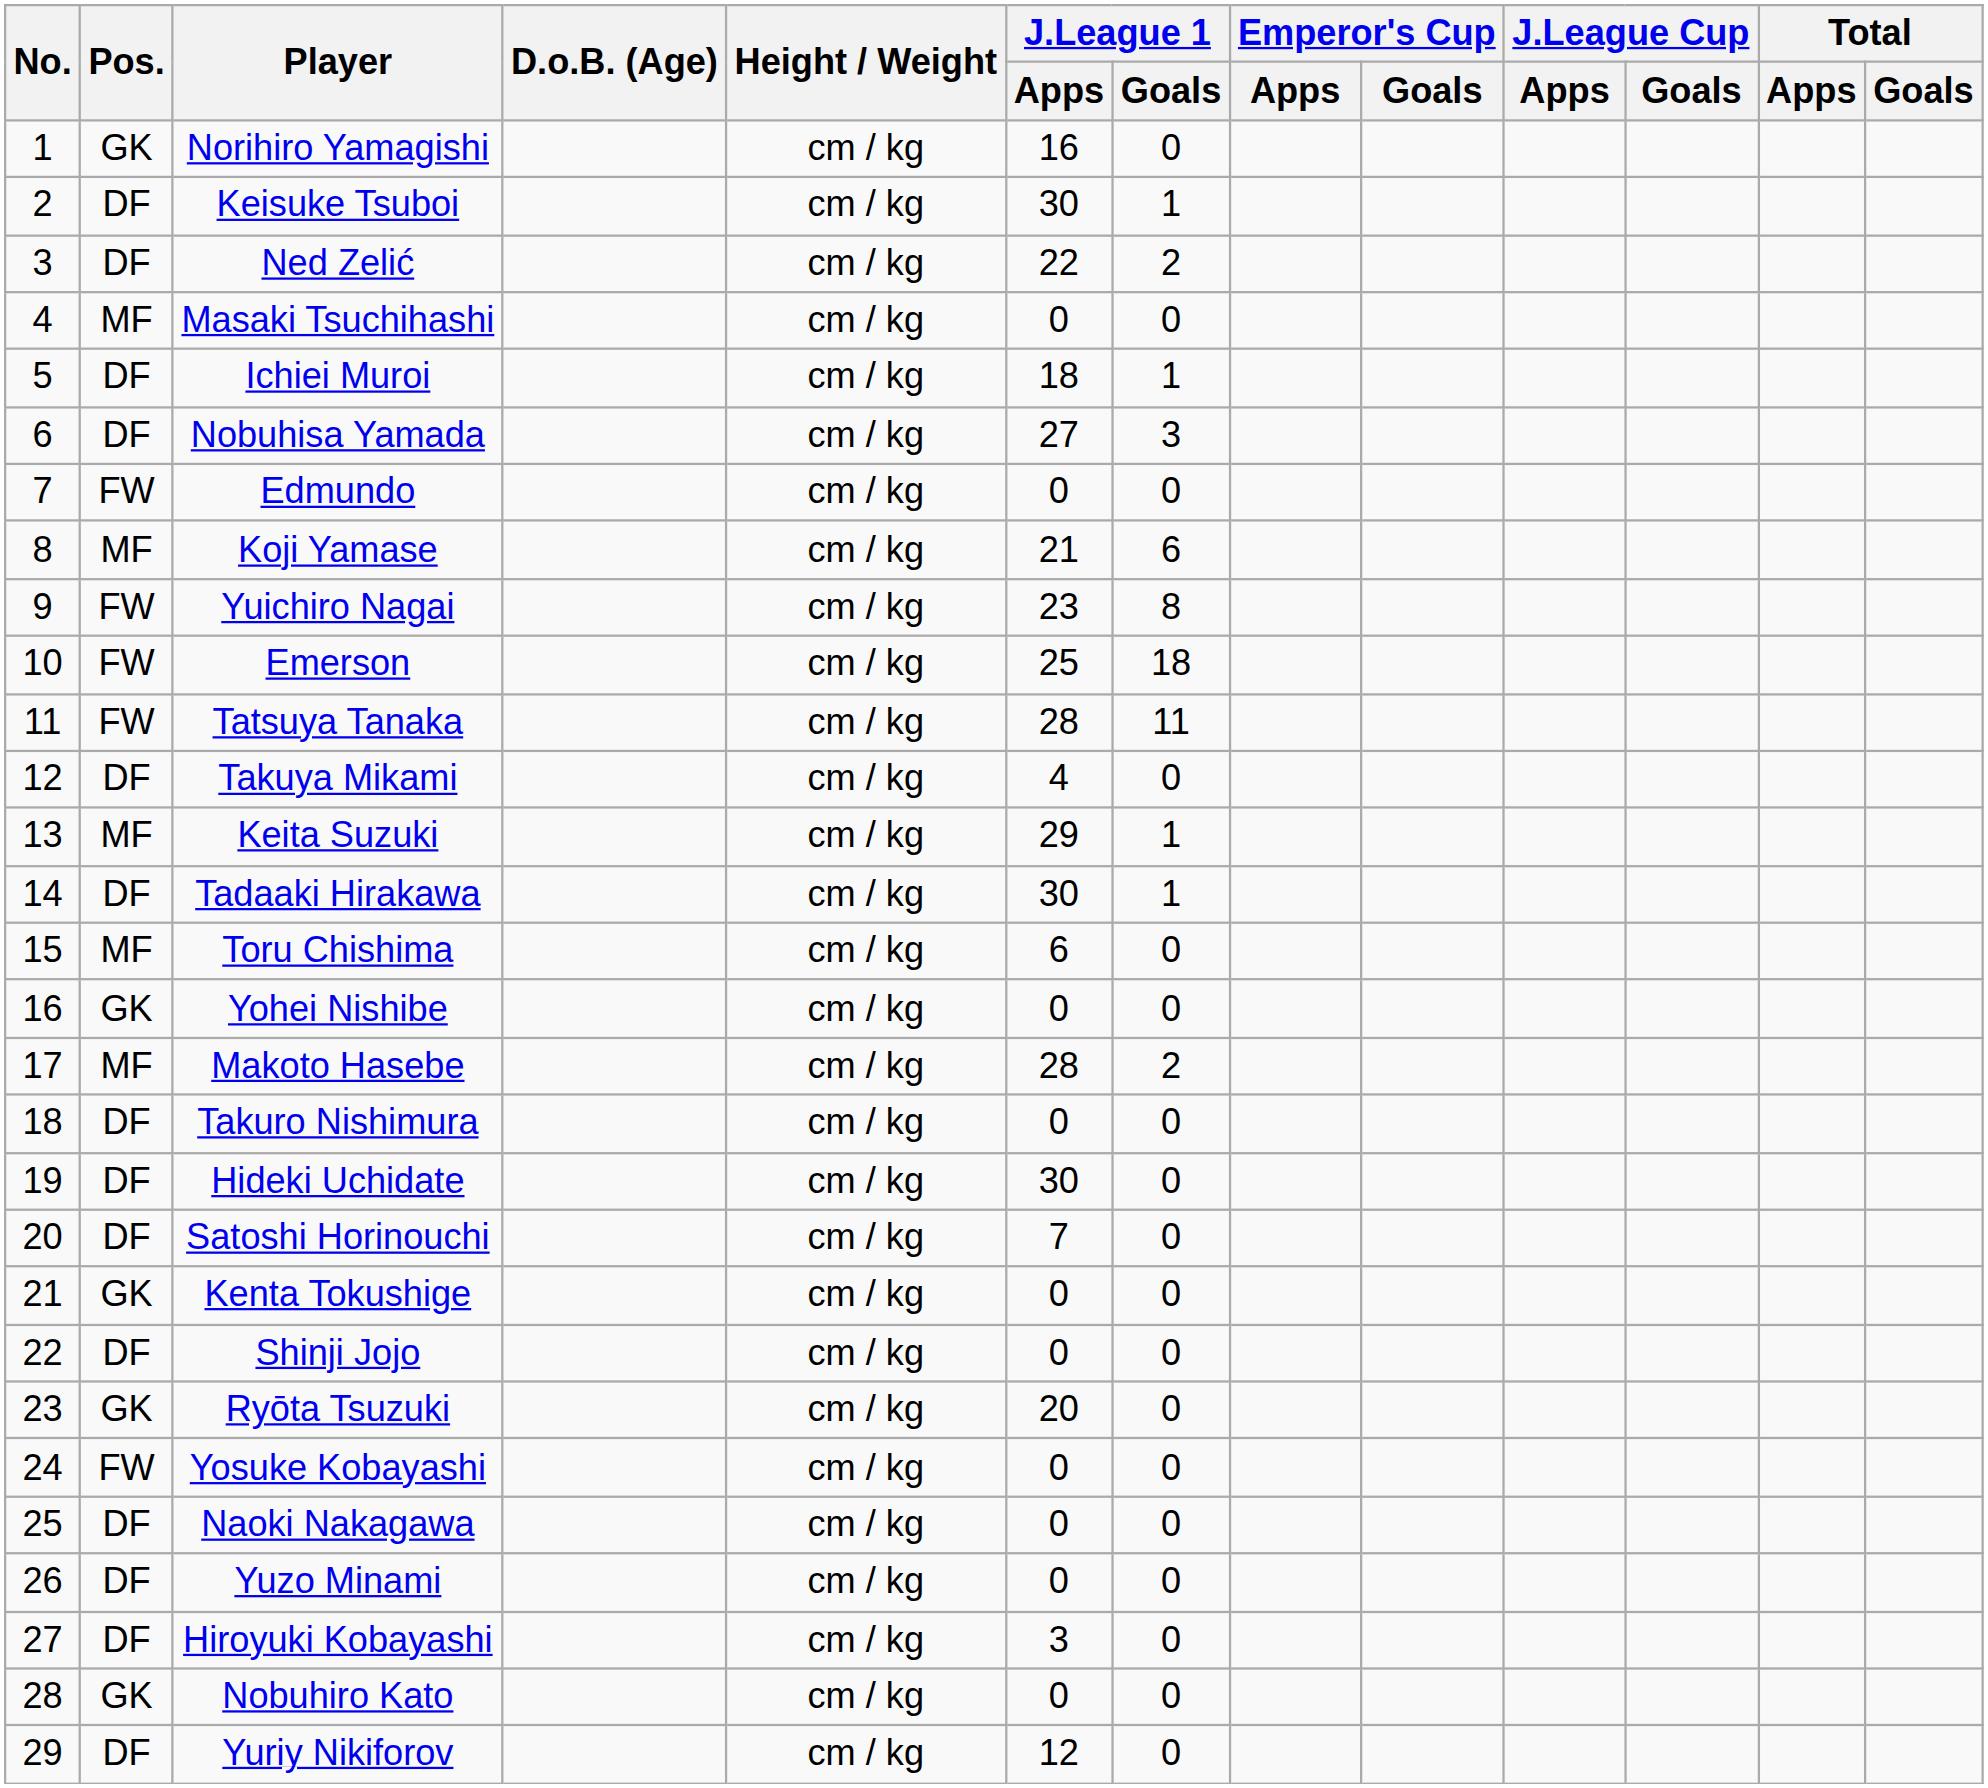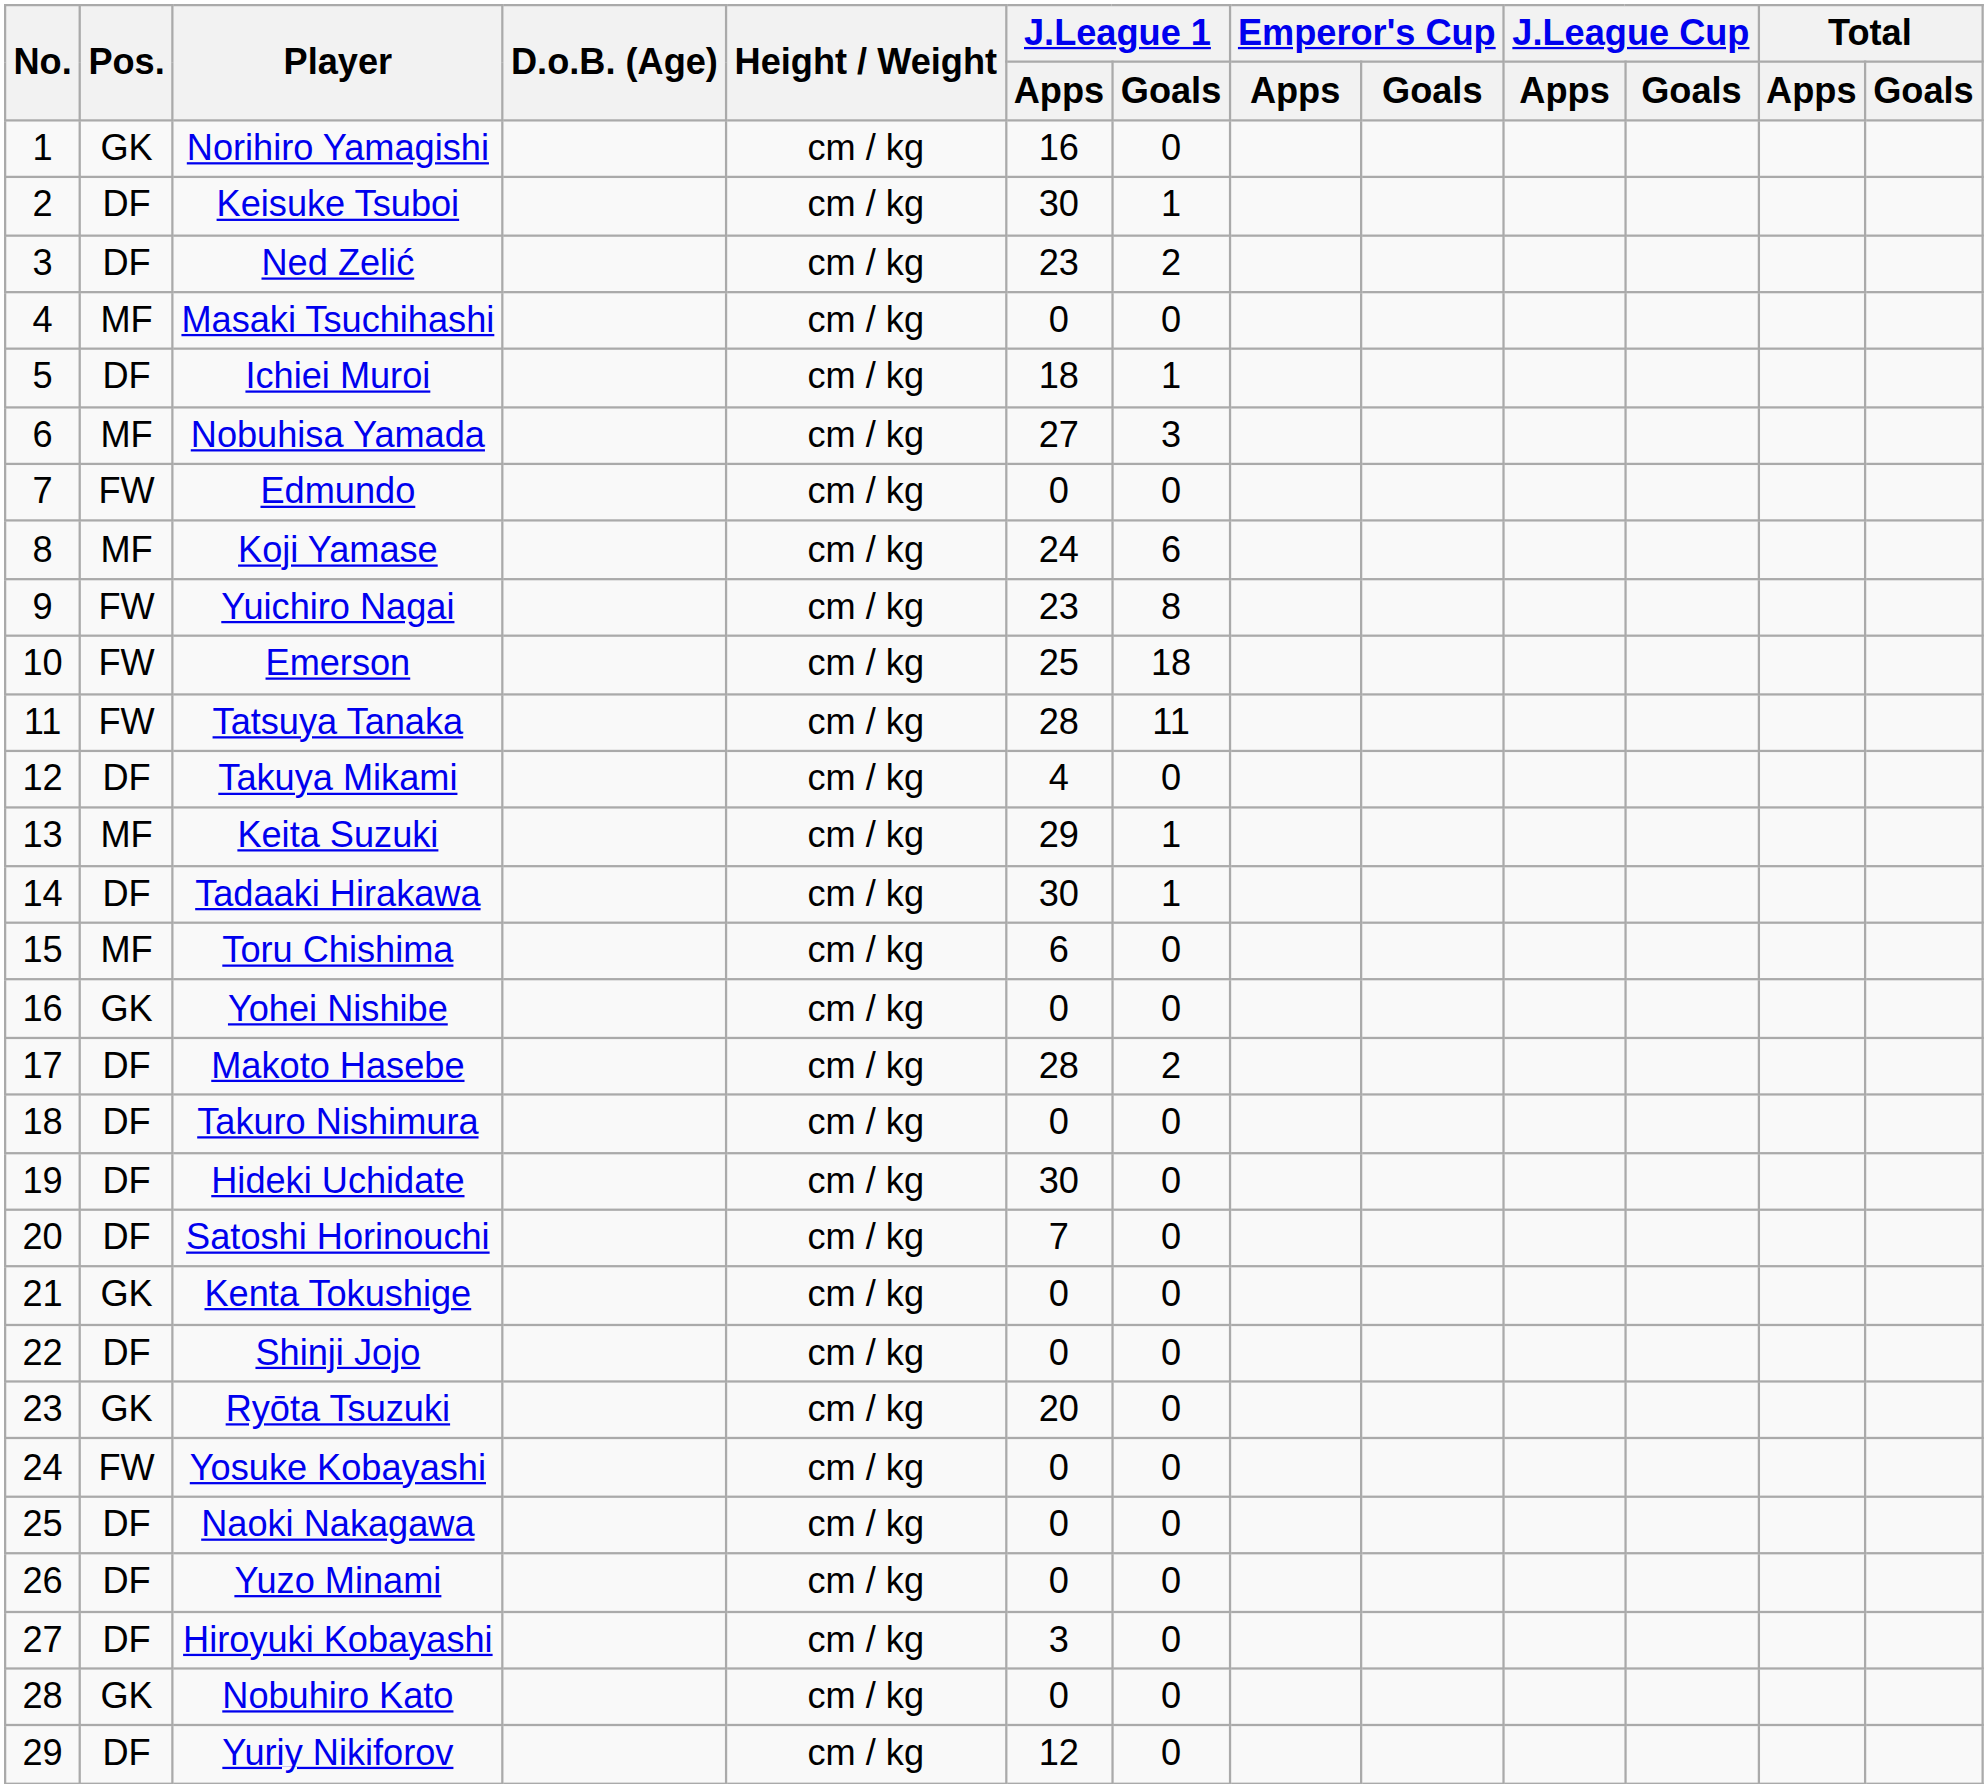(1059, 262) 22 -> (1059, 262) 23
(127, 434) DF -> (127, 434) MF
(1059, 549) 21 -> (1059, 549) 24
(127, 1065) MF -> (127, 1065) DF
